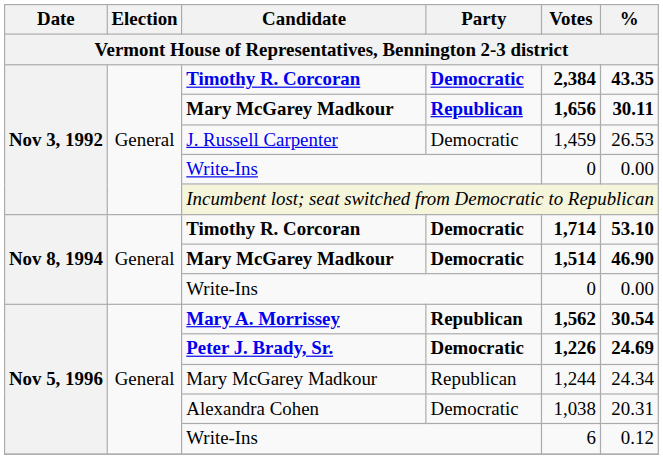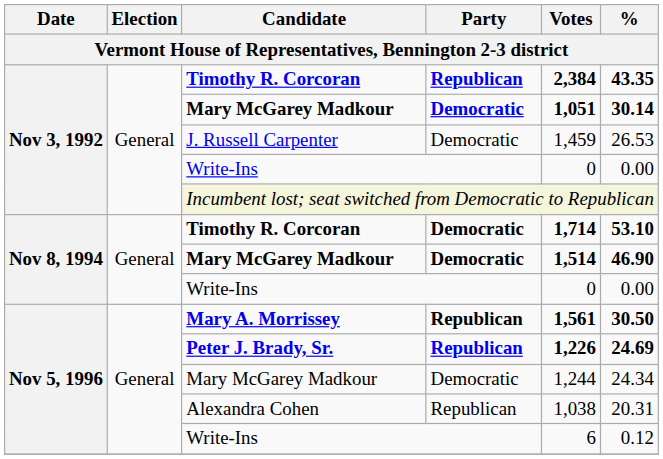(477, 79) Democratic -> (477, 79) Republican
(477, 109) Republican -> (477, 109) Democratic
(575, 109) 1,656 -> (575, 109) 1,051
(633, 109) 30.11 -> (633, 109) 30.14
(575, 318) 1,562 -> (575, 318) 1,561
(633, 318) 30.54 -> (633, 318) 30.50
(477, 348) Democratic -> (477, 348) Republican
(473, 378) Republican -> (475, 378) Democratic
(475, 408) Democratic -> (473, 408) Republican
